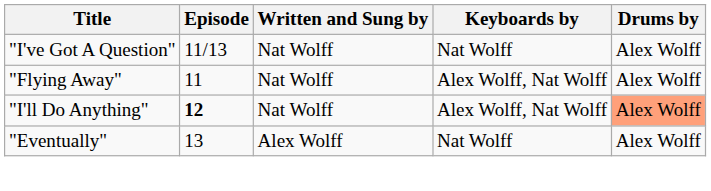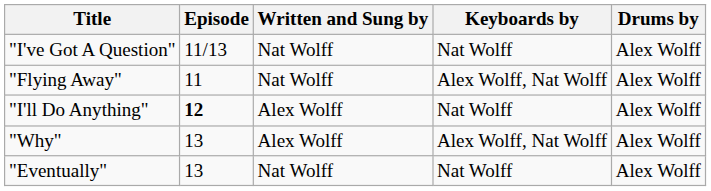(295, 110) Nat Wolff -> (300, 110) Alex Wolff
(522, 110) Alex Wolff, Nat Wolff -> (475, 110) Nat Wolff
(658, 110) lightsalmon background -> (658, 110) no background
+ row: (35, 140)
(300, 140) Alex Wolff -> (295, 170) Nat Wolff
